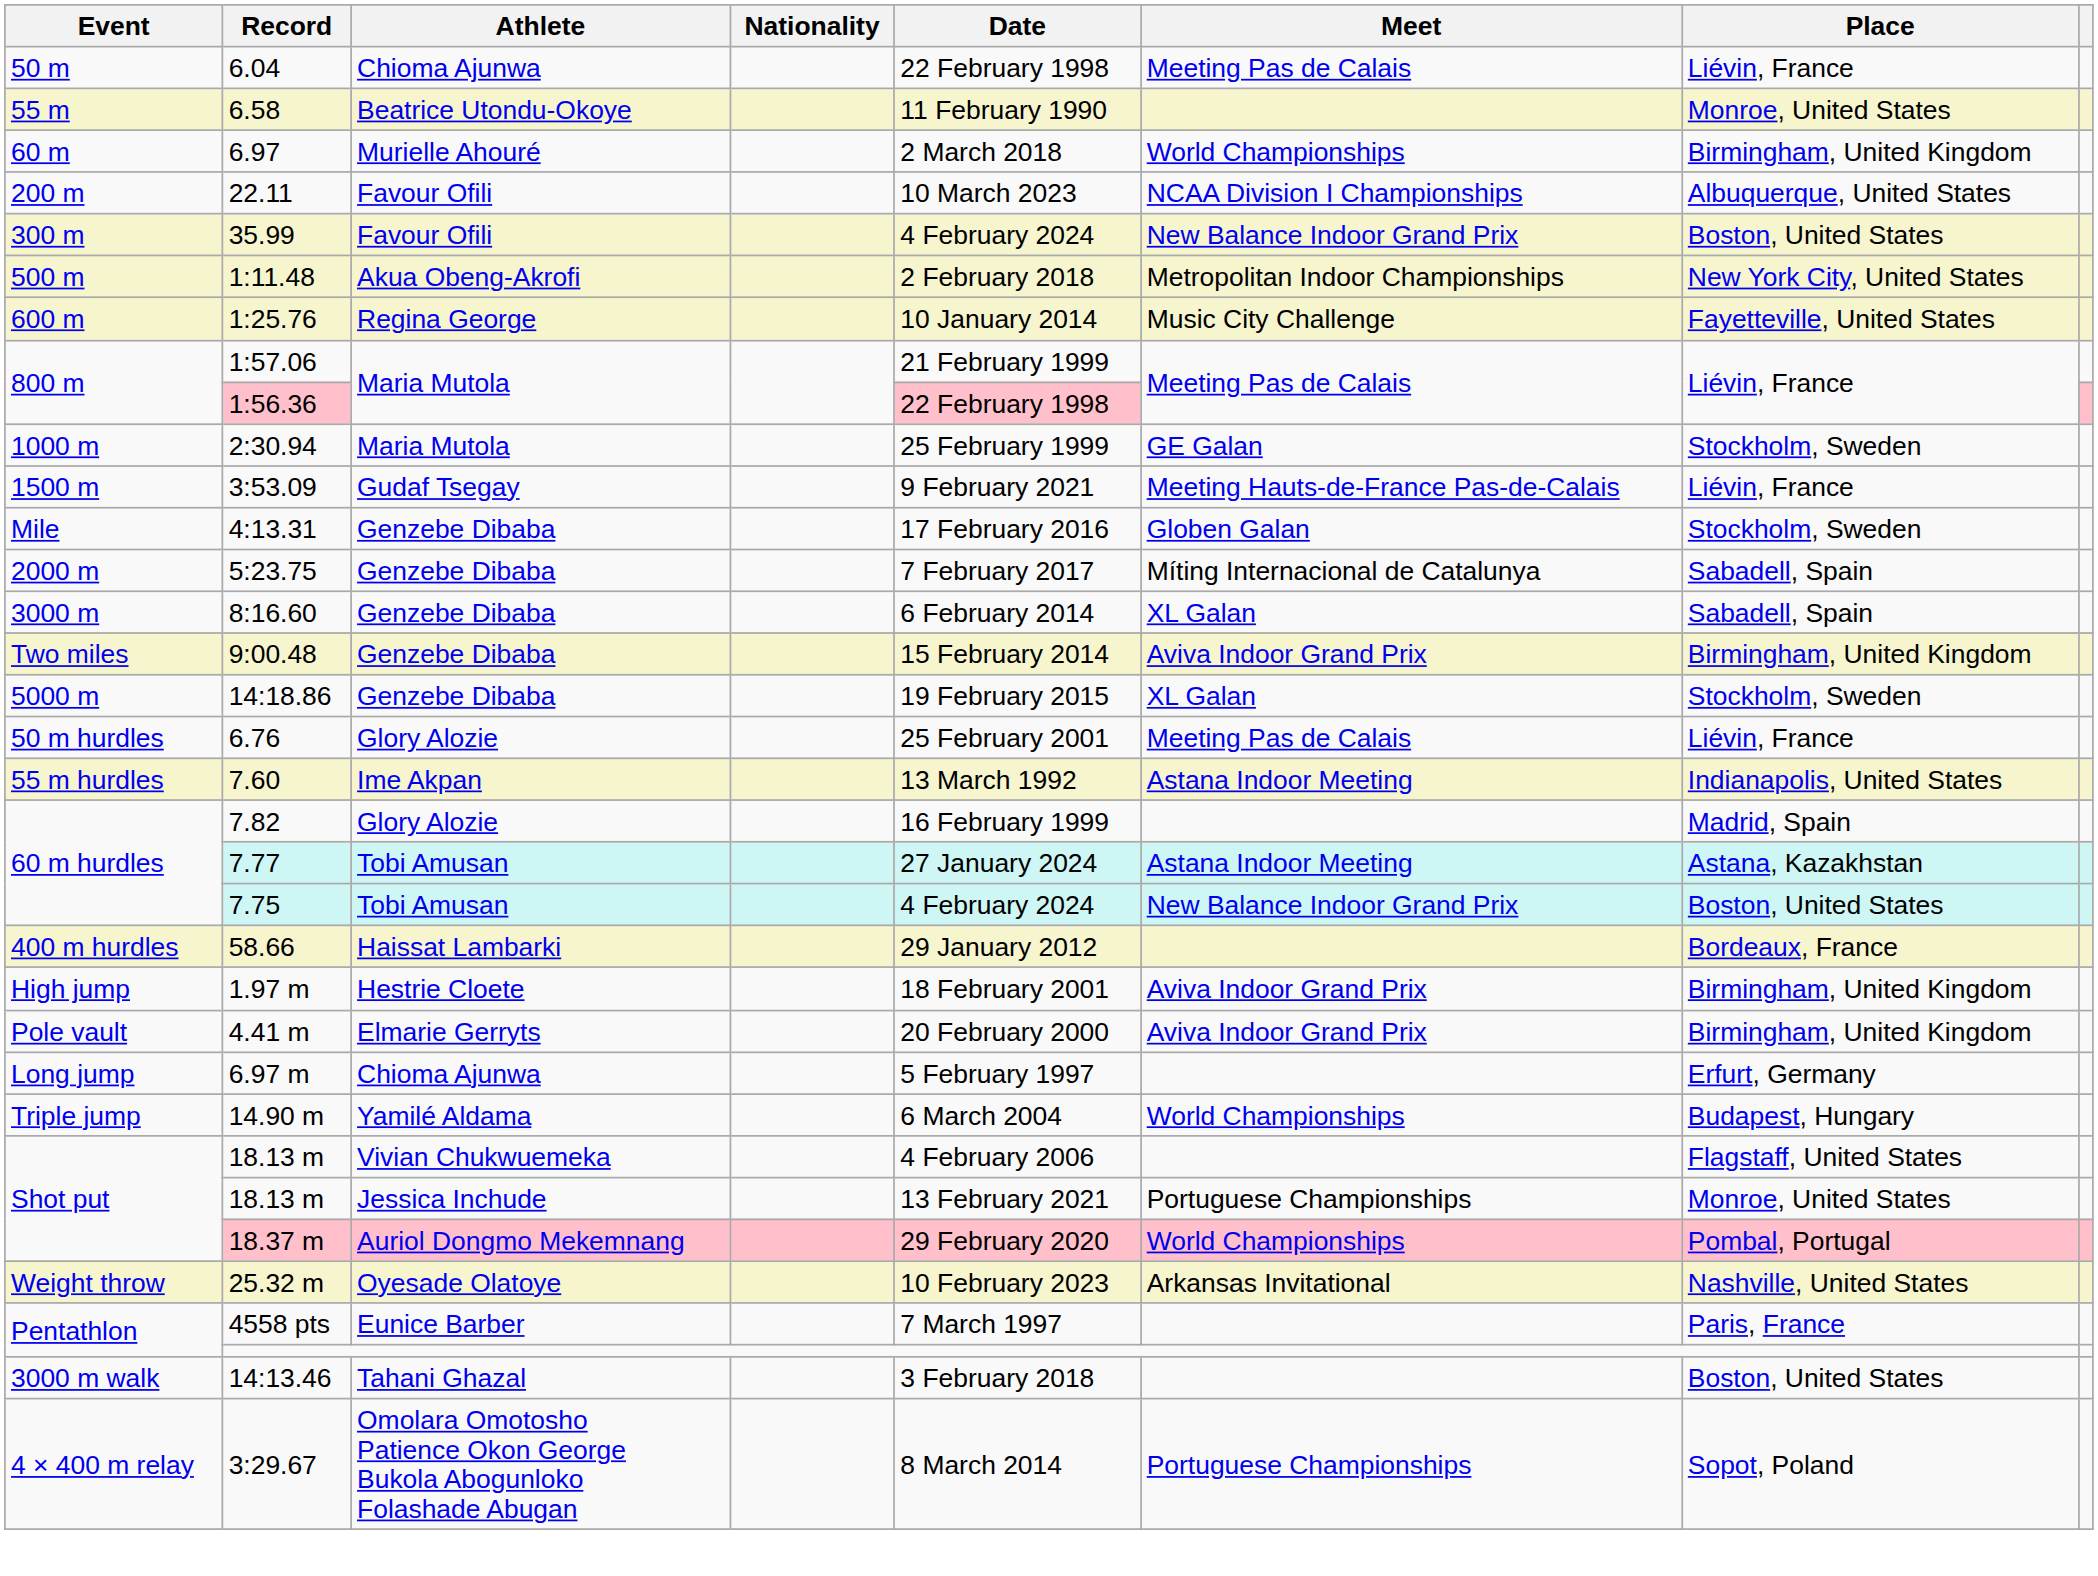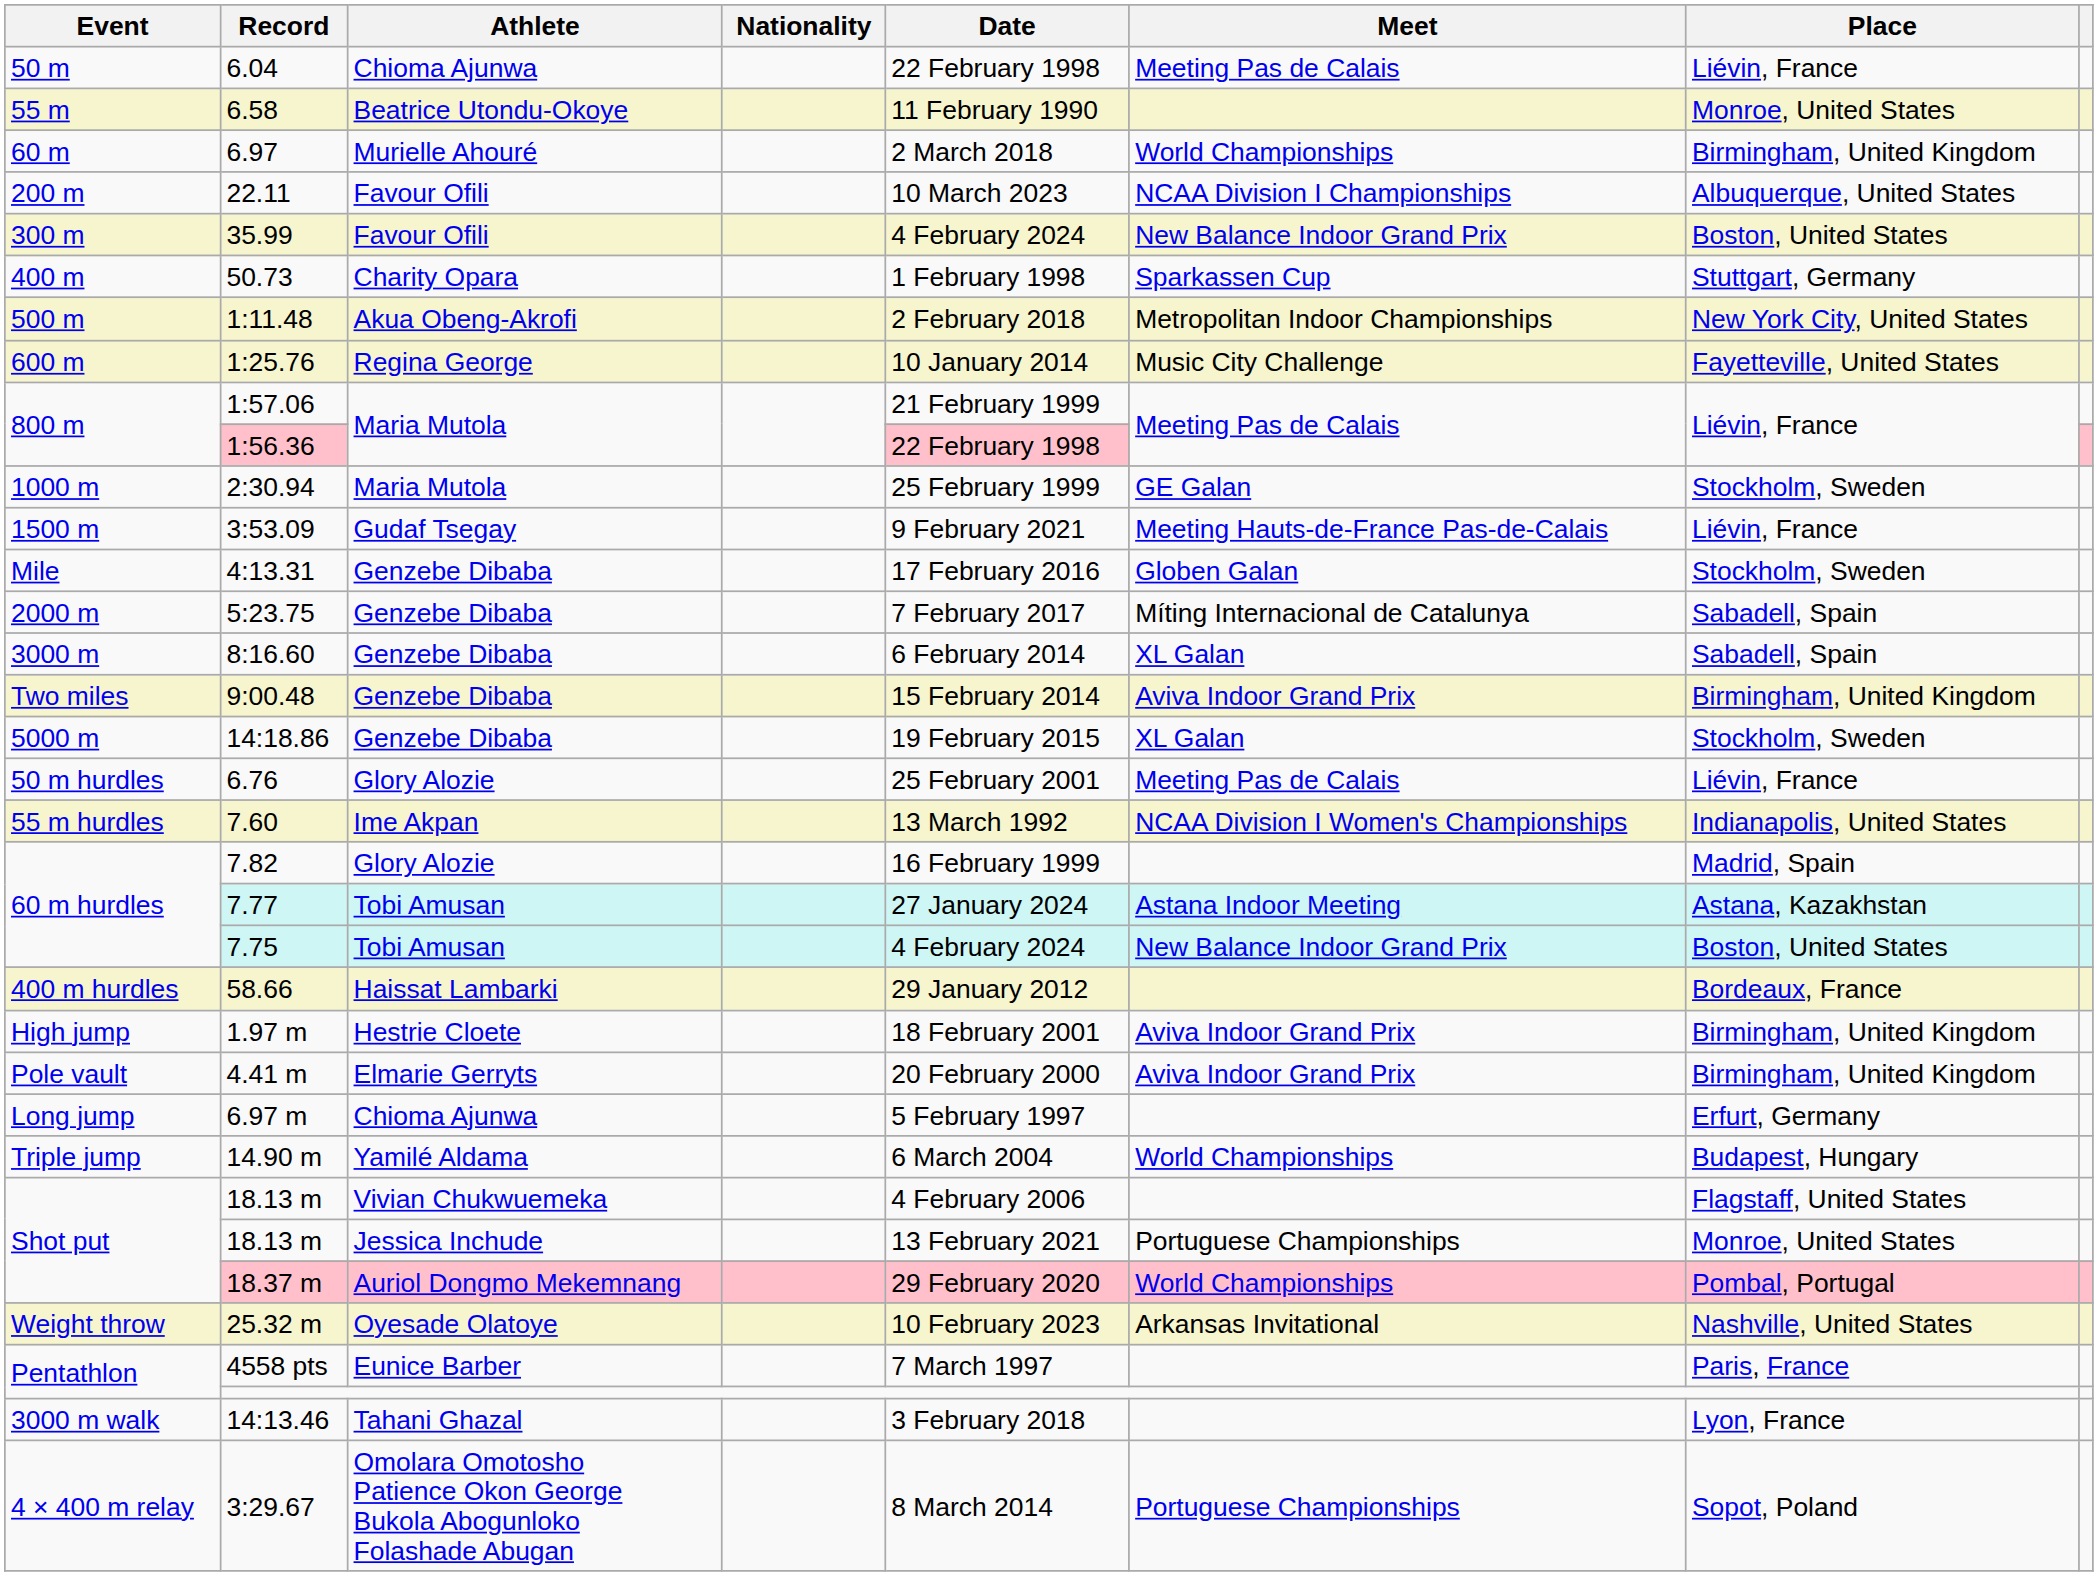+ row: (260, 277)
(1280, 780) Astana Indoor Meeting -> (1381, 821) NCAA Division I Women's Championships
(1816, 1378) Boston, United States -> (1769, 1420) Lyon, France
